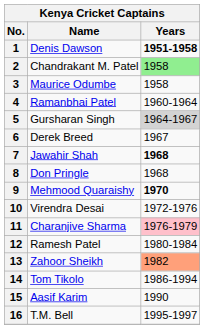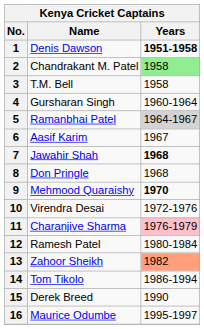(73, 84) Maurice Odumbe -> (52, 84) T.M. Bell
(73, 102) Ramanbhai Patel -> (72, 102) Gursharan Singh
(72, 119) Gursharan Singh -> (73, 119) Ramanbhai Patel
(62, 137) Derek Breed -> (59, 137) Aasif Karim
(59, 297) Aasif Karim -> (62, 297) Derek Breed
(52, 315) T.M. Bell -> (73, 315) Maurice Odumbe
